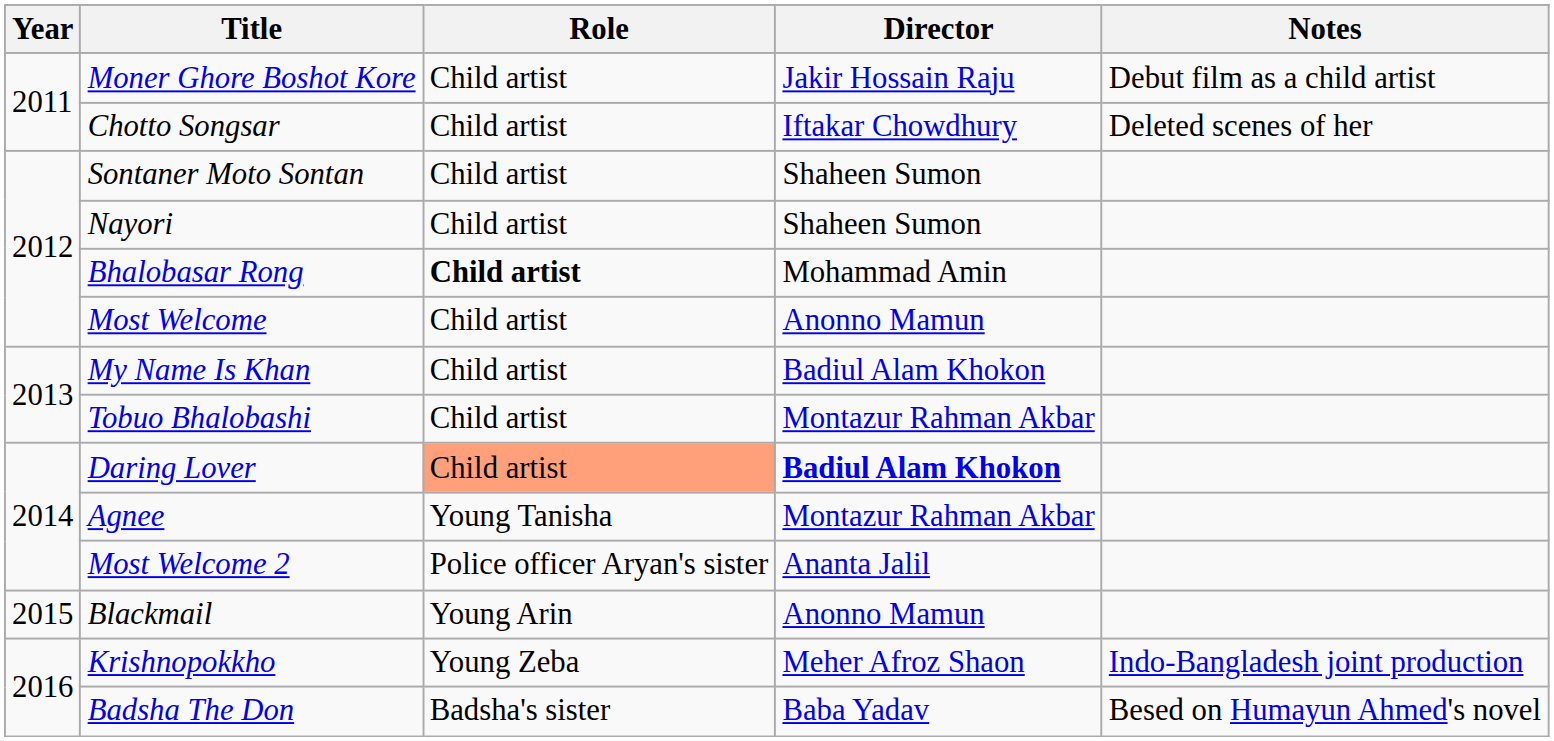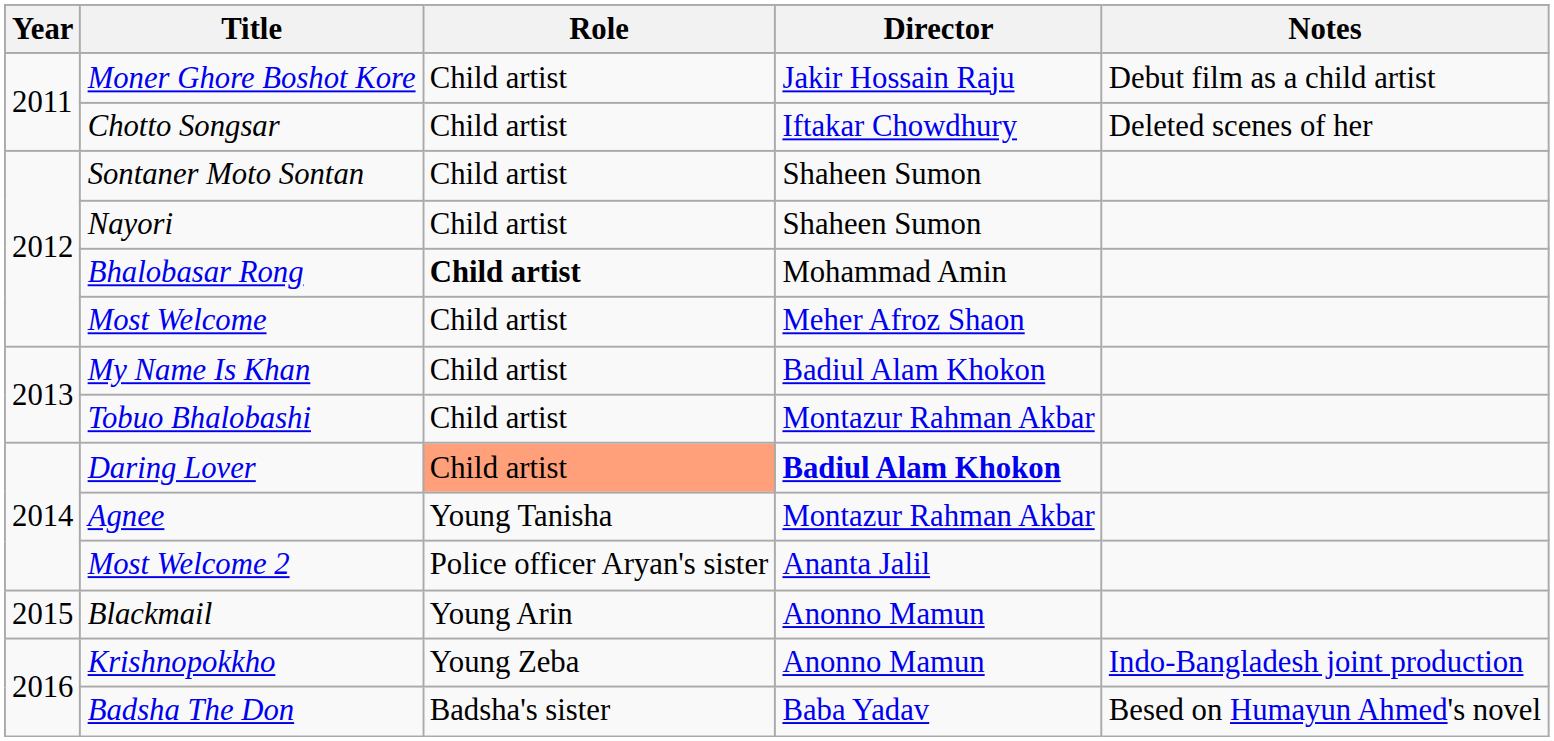(884, 321) Anonno Mamun -> (904, 321) Meher Afroz Shaon
(904, 662) Meher Afroz Shaon -> (884, 662) Anonno Mamun
